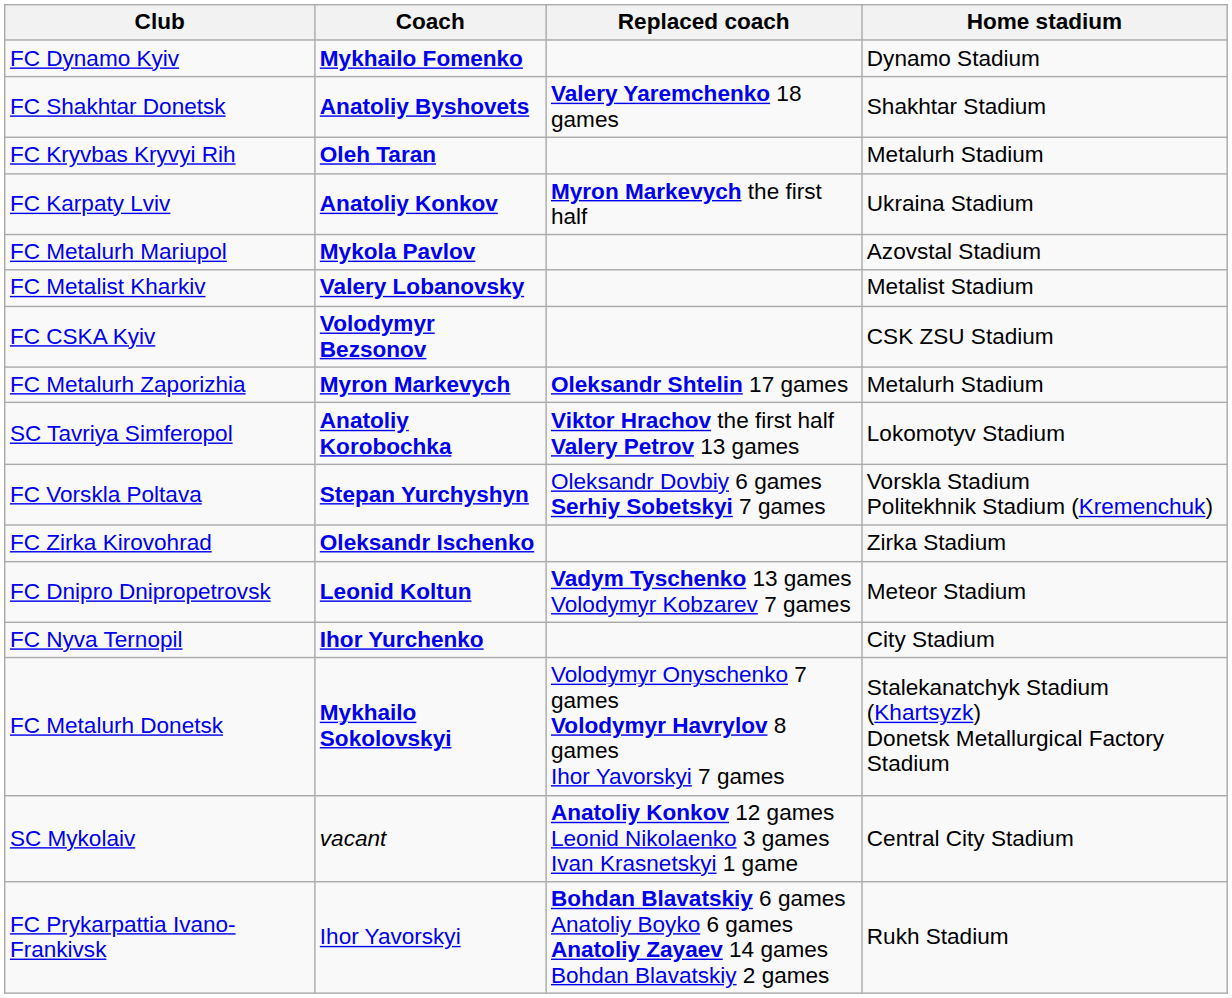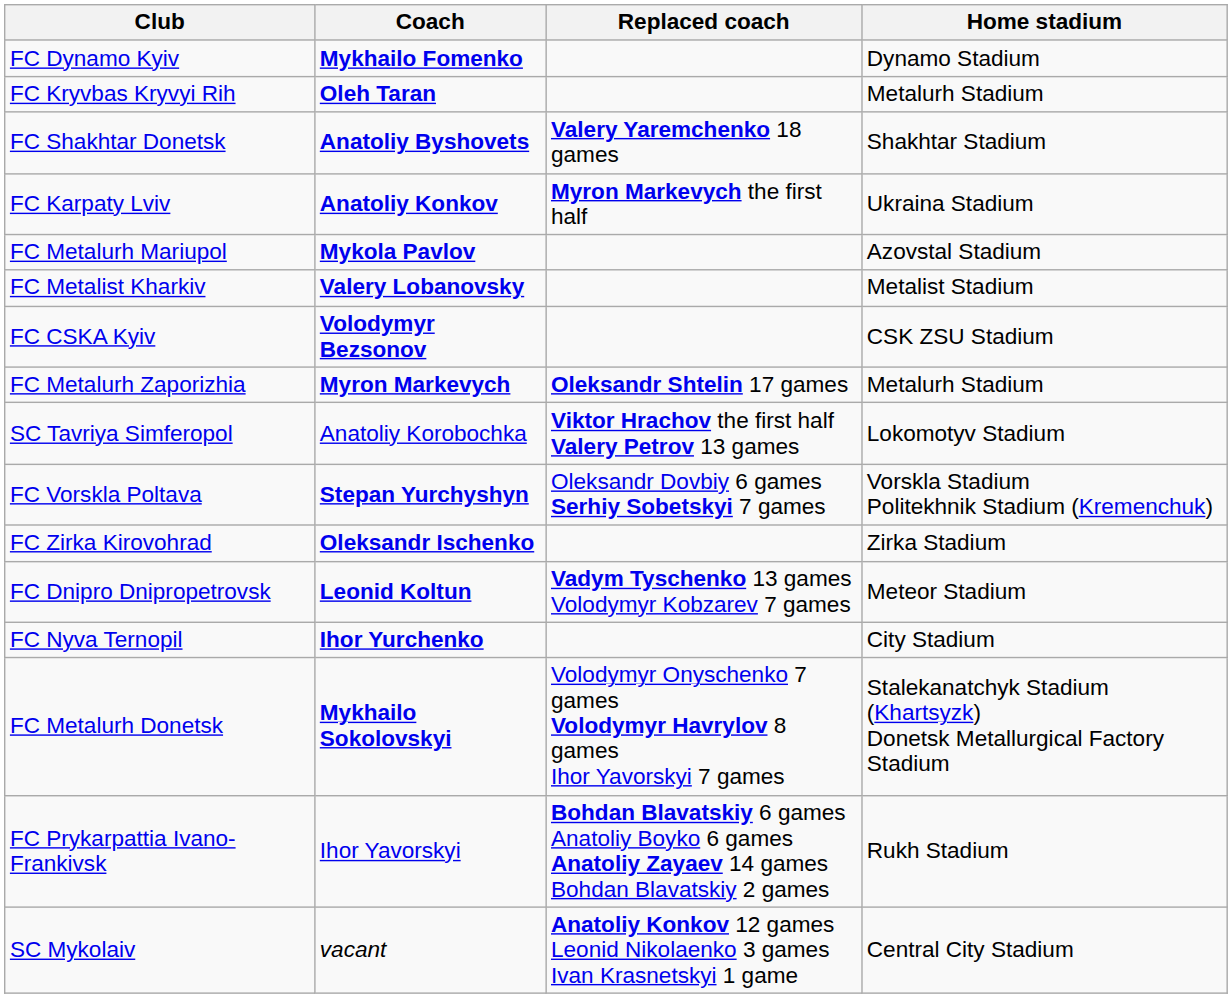rows swapped: (118, 106) <-> (123, 155)
(386, 433) bold -> (423, 433) normal
rows swapped: (123, 937) <-> (73, 838)
